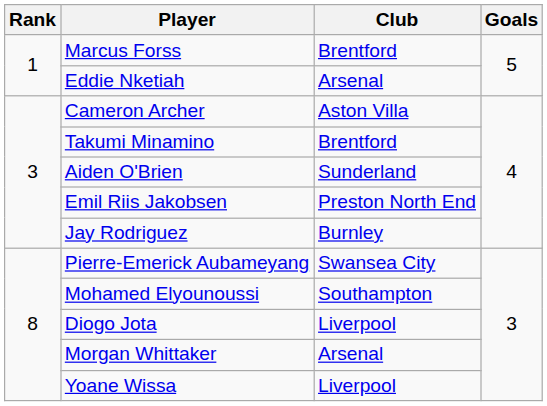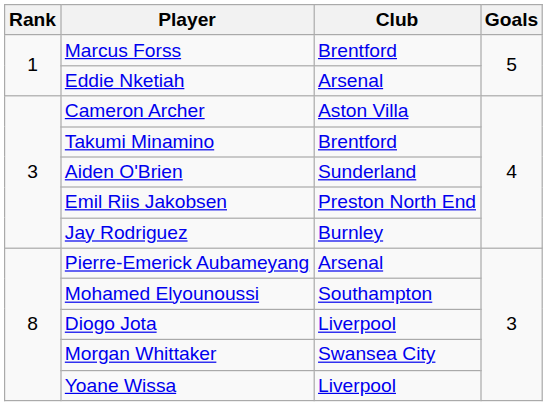(377, 263) Swansea City -> (351, 263) Arsenal
(351, 354) Arsenal -> (377, 354) Swansea City
